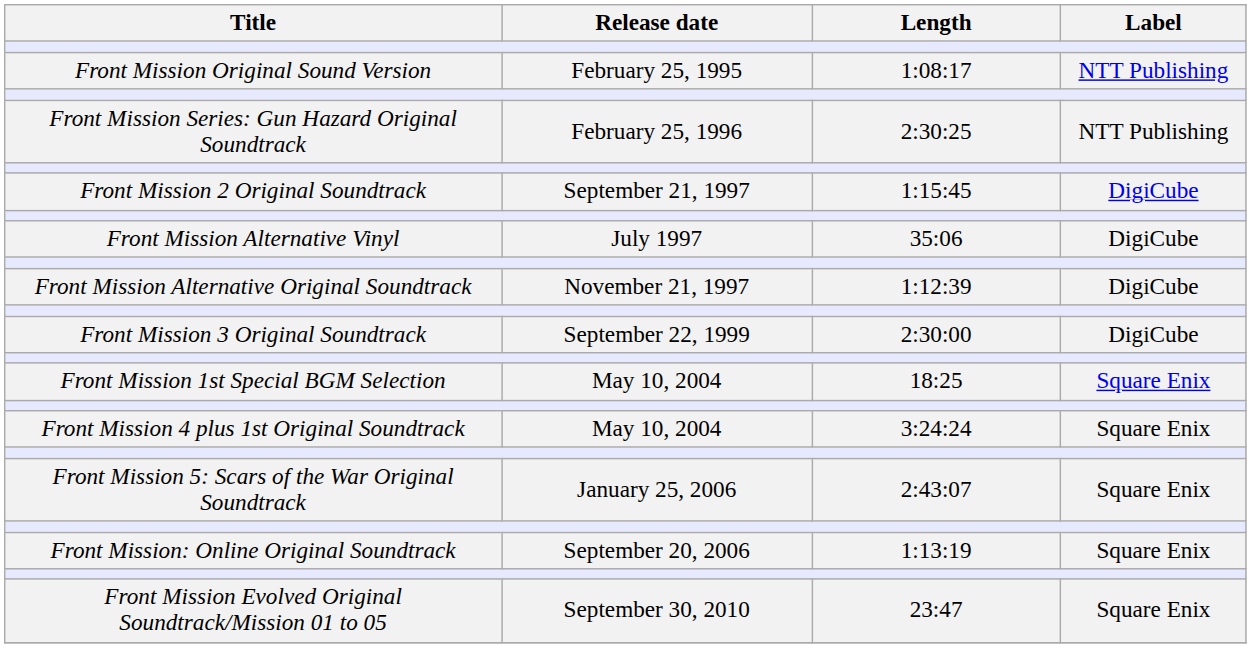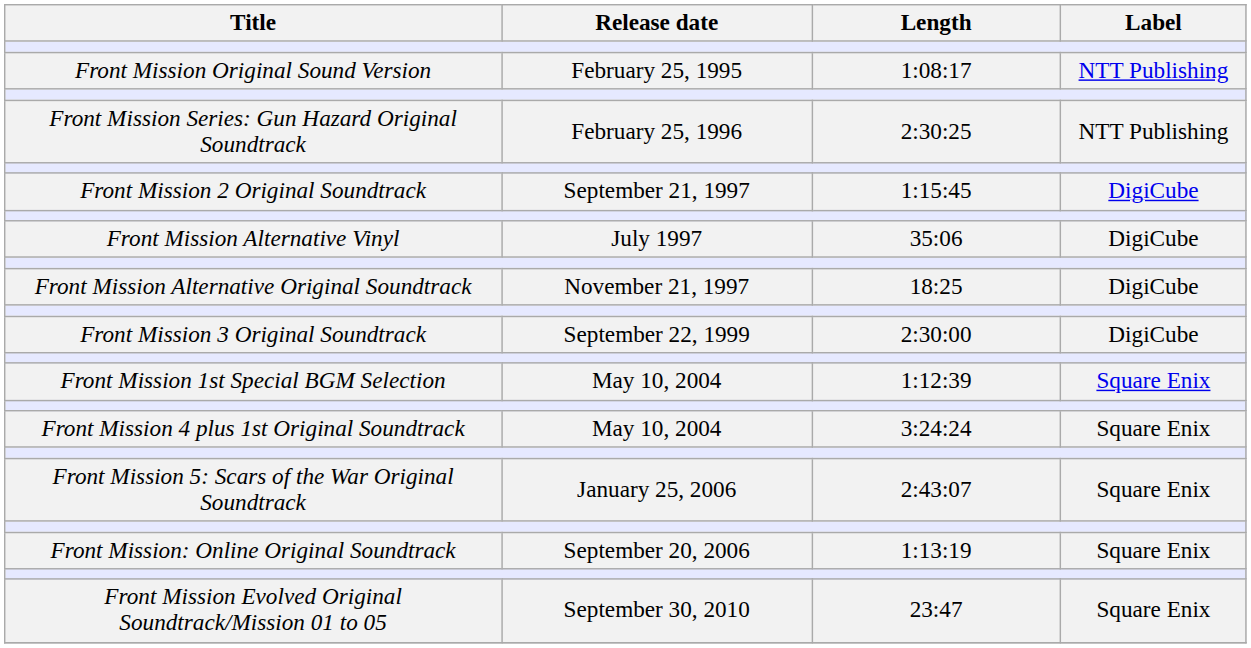(936, 286) 1:12:39 -> (936, 286) 18:25
(936, 381) 18:25 -> (936, 381) 1:12:39
